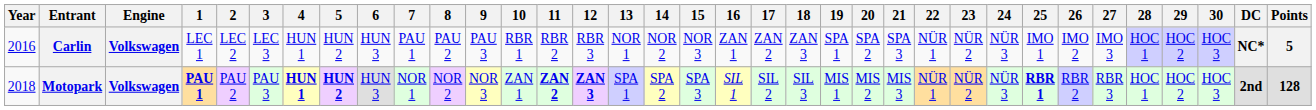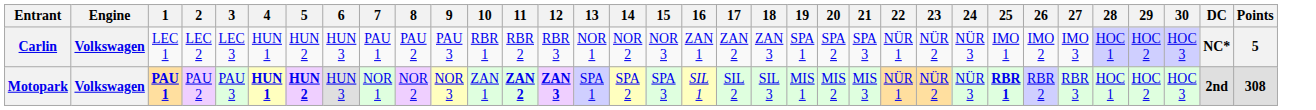- column: (22, 15)
(1290, 85) 128 -> (1255, 85) 308
